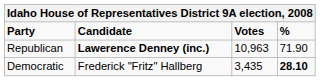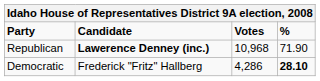(252, 48) 10,963 -> (252, 48) 10,968
(249, 66) 3,435 -> (249, 66) 4,286
